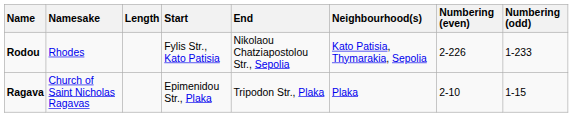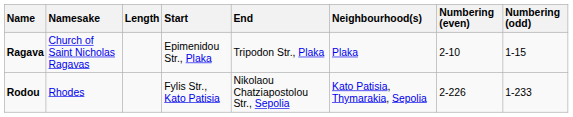rows swapped: (25, 92) <-> (23, 52)
